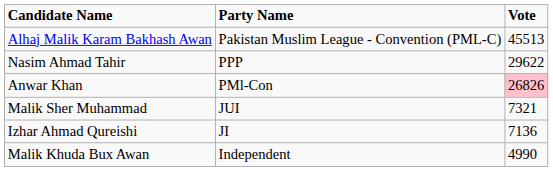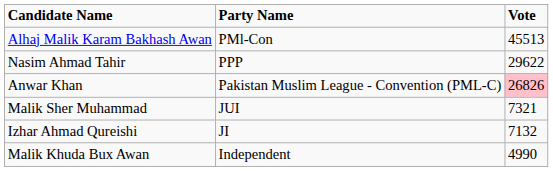(360, 39) Pakistan Muslim League - Convention (PML-C) -> (246, 39) PMl-Con
(246, 85) PMl-Con -> (360, 85) Pakistan Muslim League - Convention (PML-C)
(523, 131) 7136 -> (523, 131) 7132
